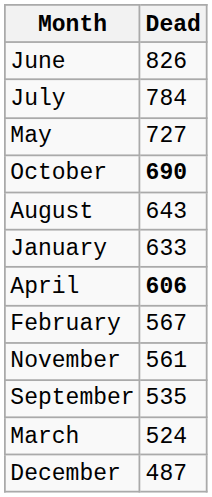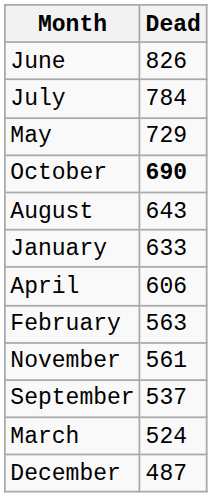(166, 136) 727 -> (166, 136) 729
(166, 286) bold -> (166, 286) normal
(166, 324) 567 -> (166, 324) 563
(166, 399) 535 -> (166, 399) 537
